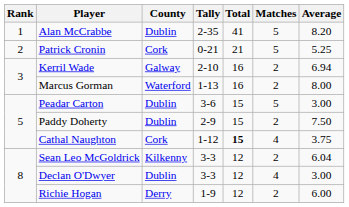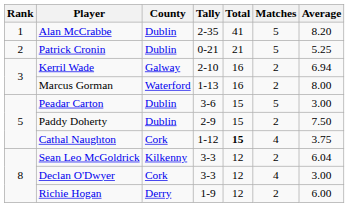(156, 49) Cork -> (161, 49) Dublin
(161, 175) Dublin -> (156, 175) Cork
